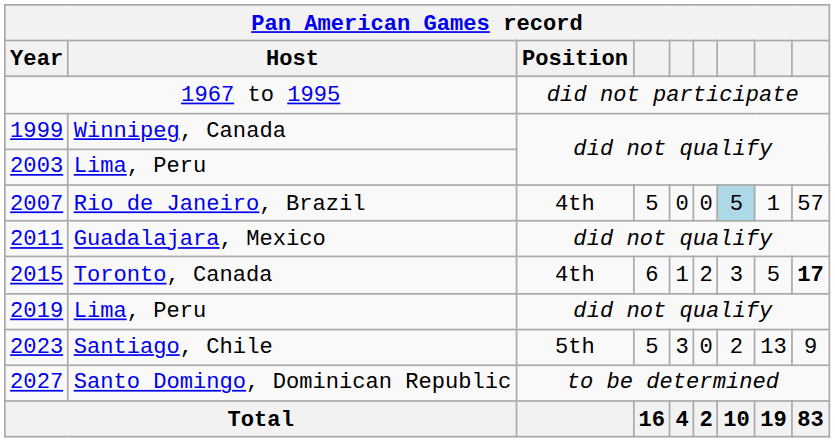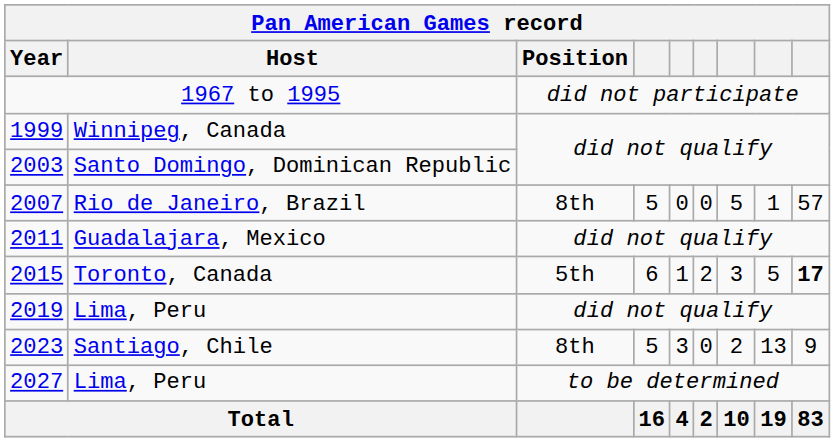(140, 167) Lima, Peru -> (293, 167) Santo Domingo, Dominican Republic
(575, 203) 4th -> (575, 203) 8th
(736, 203) lightblue background -> (736, 203) no background
(575, 275) 4th -> (575, 275) 5th
(575, 347) 5th -> (575, 347) 8th
(293, 383) Santo Domingo, Dominican Republic -> (140, 383) Lima, Peru
